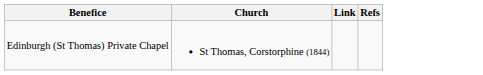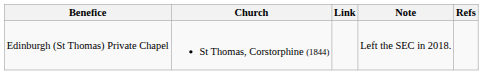+ column: (406, 12)
